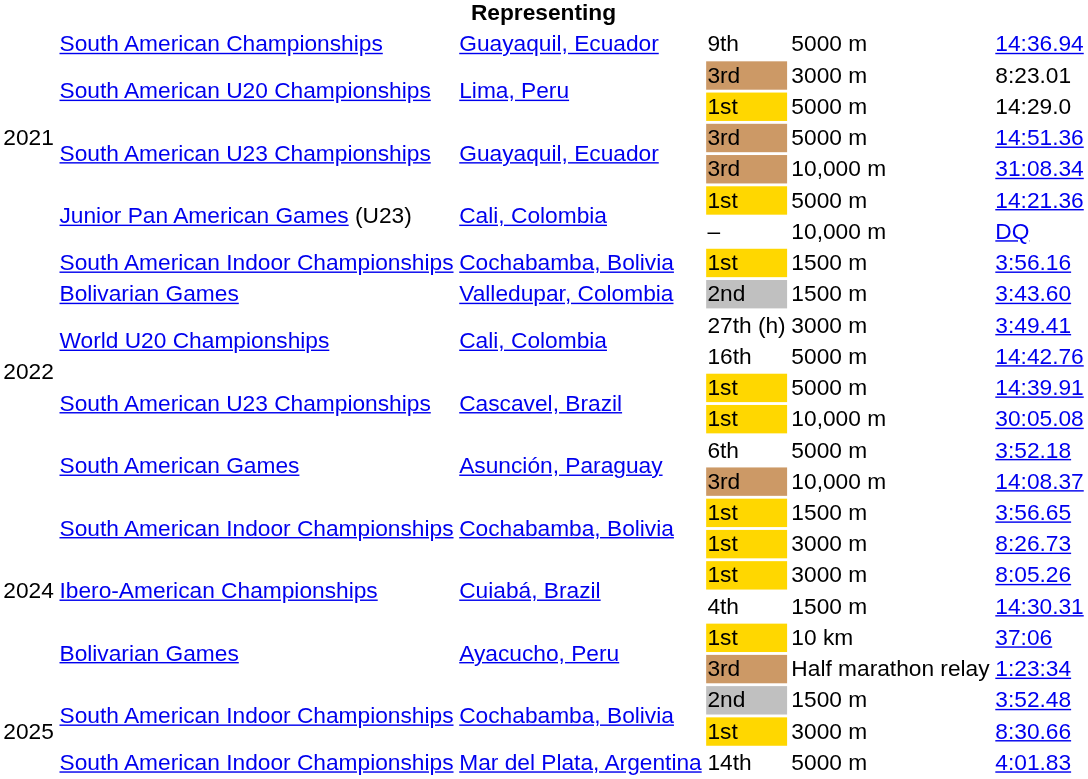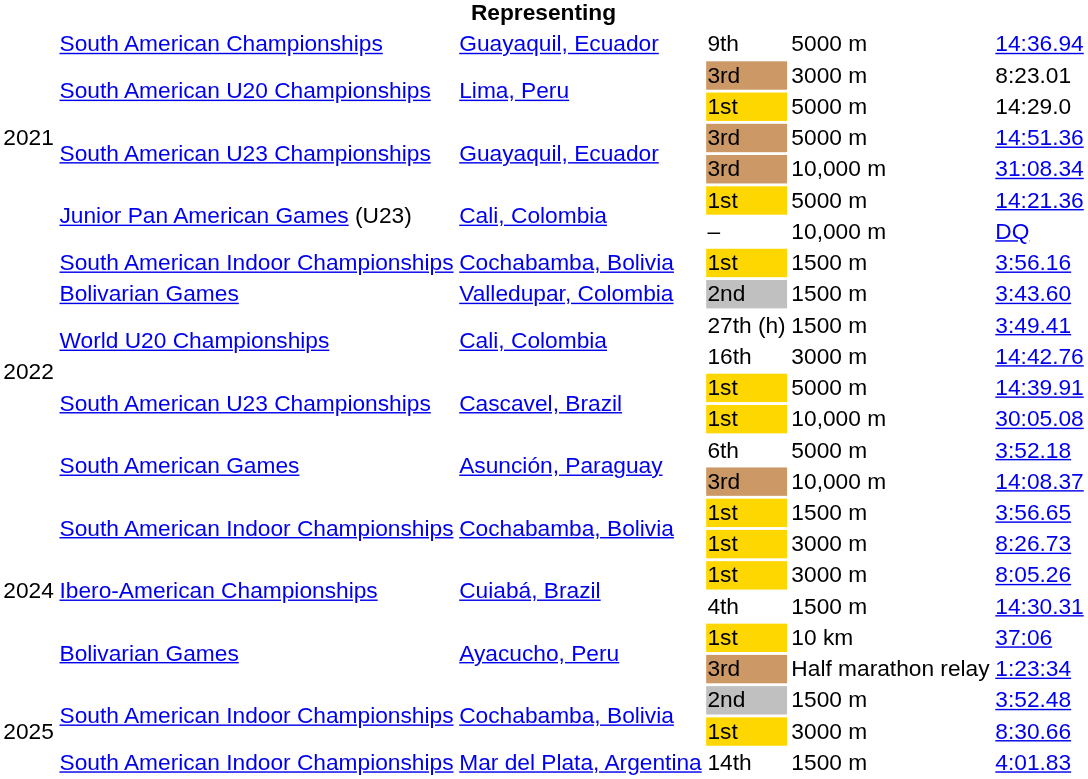(829, 325) 3000 m -> (829, 325) 1500 m
(829, 356) 5000 m -> (829, 356) 3000 m
(829, 762) 5000 m -> (829, 762) 1500 m
